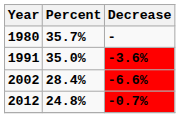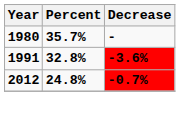(66, 59) 35.0% -> (66, 59) 32.8%
- row: (24, 80)
